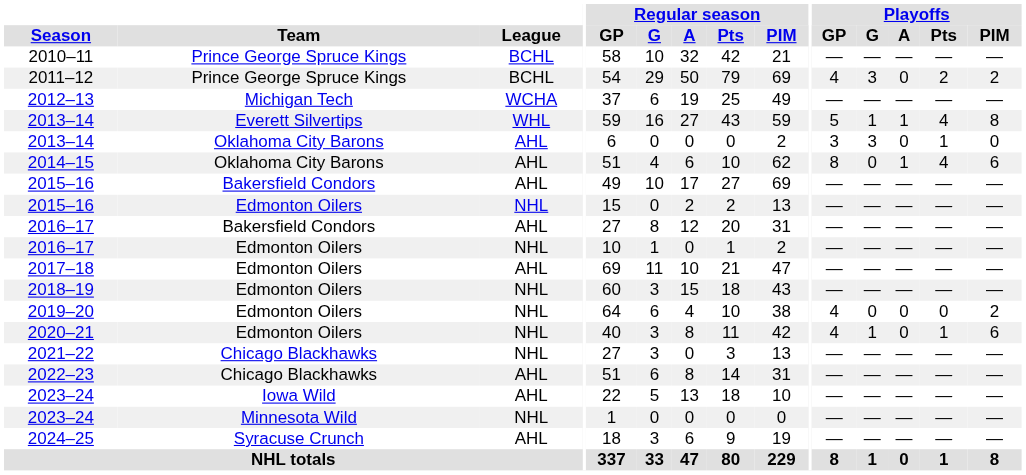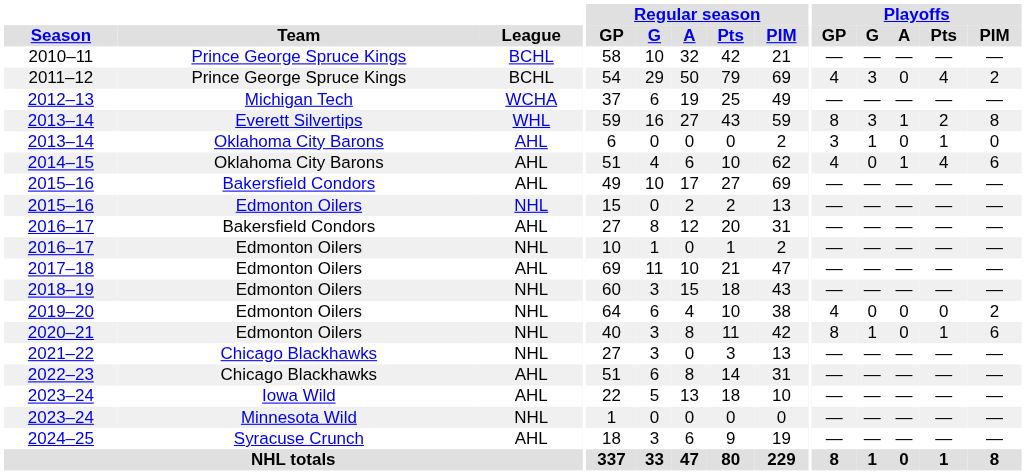(944, 78) 2 -> (944, 78) 4
(834, 120) 5 -> (834, 120) 8
(872, 120) 1 -> (872, 120) 3
(944, 120) 4 -> (944, 120) 2
(872, 141) 3 -> (872, 141) 1
(834, 162) 8 -> (834, 162) 4
(834, 332) 4 -> (834, 332) 8
